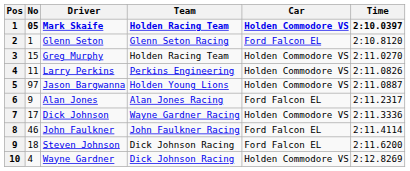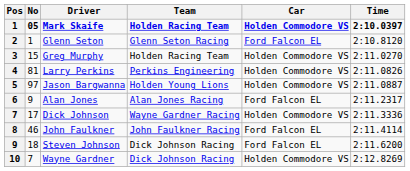(33, 71) 11 -> (33, 71) 81
(30, 160) 4 -> (30, 160) 7
